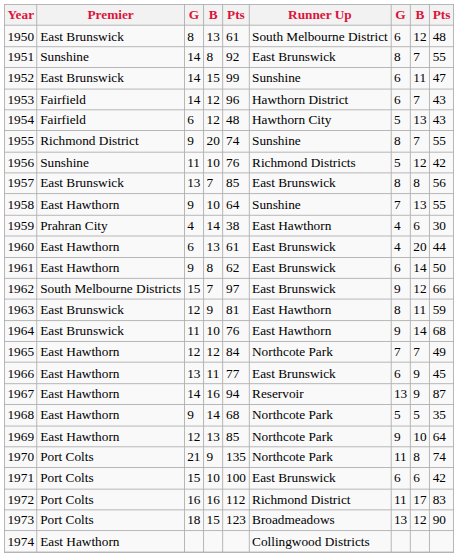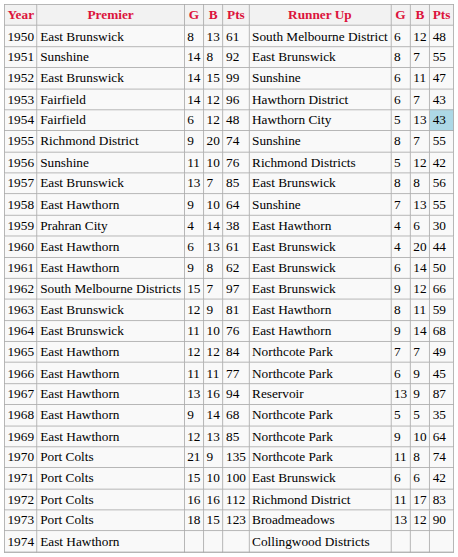(439, 120) no background -> (439, 120) lightblue background
(194, 373) 13 -> (194, 373) 11
(294, 373) East Brunswick -> (292, 373) Northcote Park
(194, 394) 14 -> (194, 394) 13
